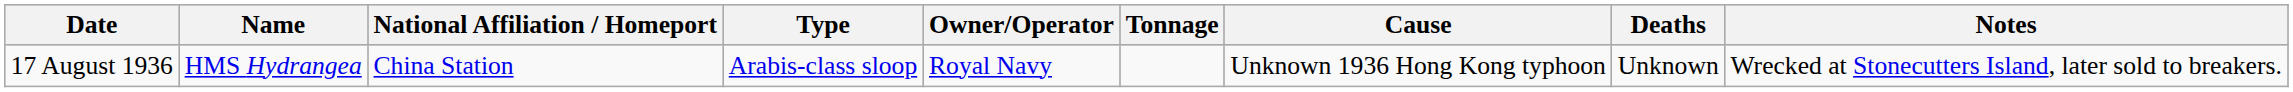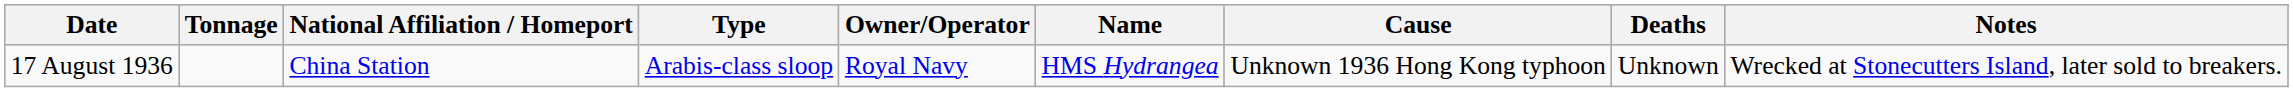columns swapped: (273, 24) <-> (1172, 24)
